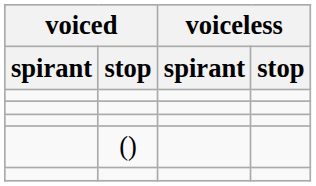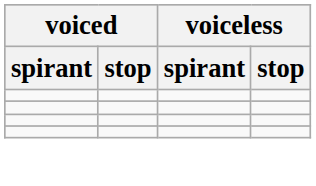- row: (52, 147)
